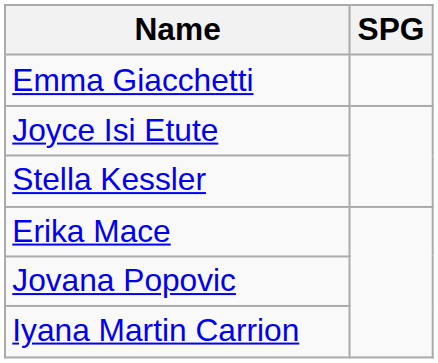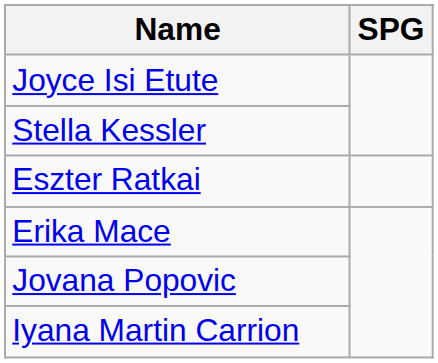- row: (133, 79)
+ row: (106, 180)
